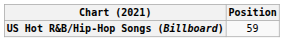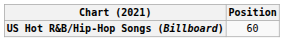(253, 29) 59 -> (253, 29) 60
